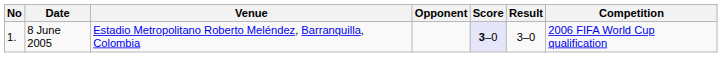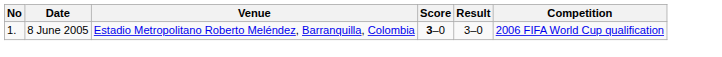- column: (441, 13)
(488, 37) lavender background -> (436, 30) no background
